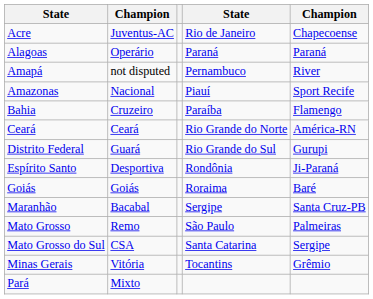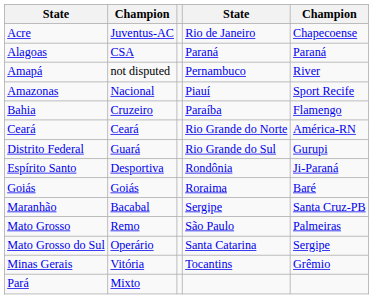(132, 52) Operário -> (122, 52) CSA
(122, 245) CSA -> (132, 245) Operário
